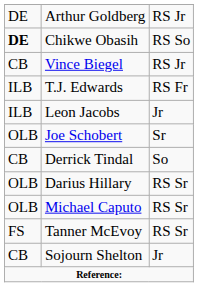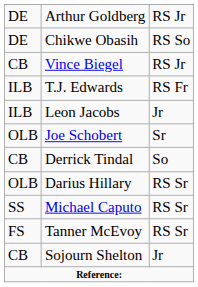(18, 40) bold -> (18, 40) normal
(23, 207) OLB -> (16, 207) SS
